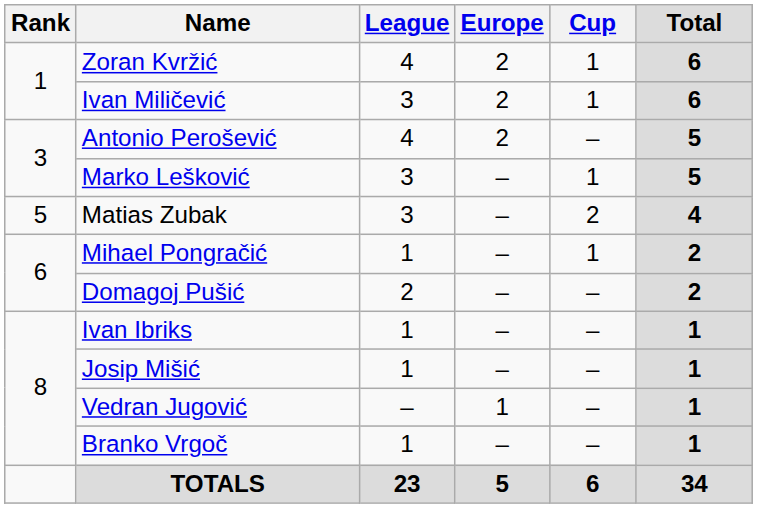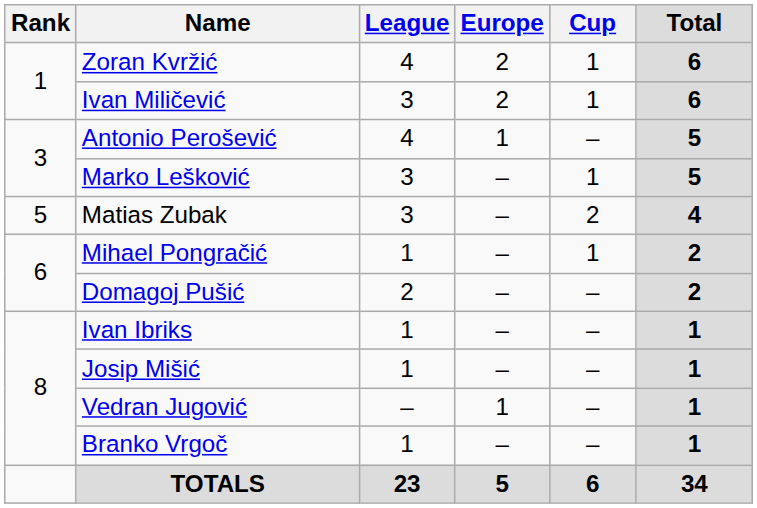(502, 138) 2 -> (502, 138) 1
